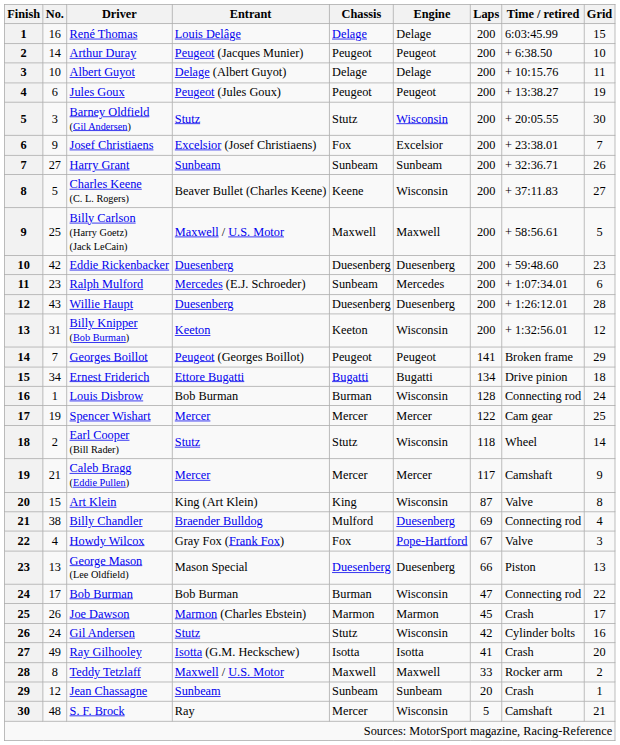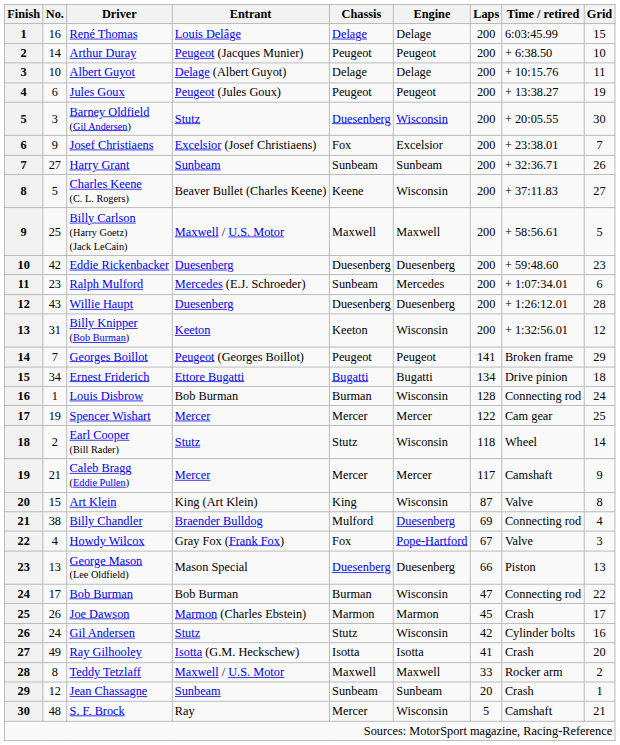(345, 118) Stutz -> (361, 118) Duesenberg
